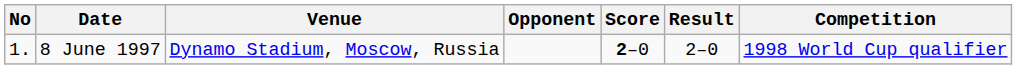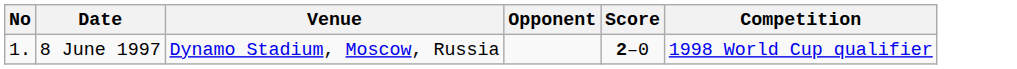- column: (702, 20)
